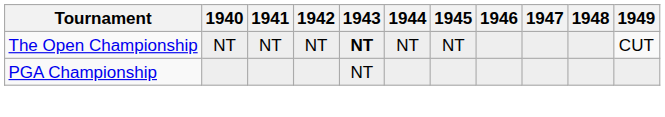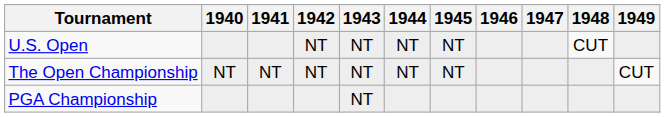+ row: (48, 45)
(362, 45) bold -> (362, 72) normal
